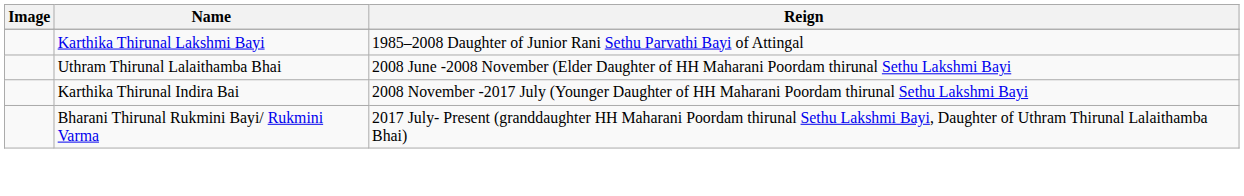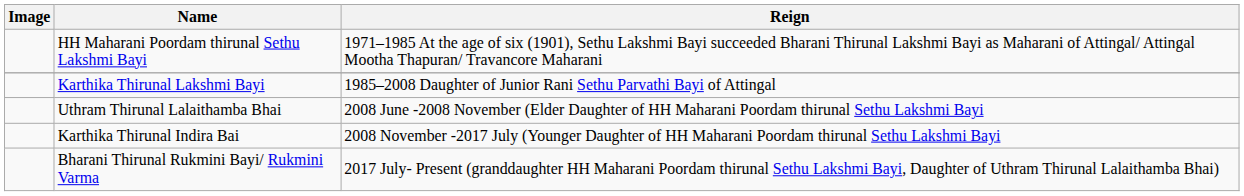+ row: (179, 51)
